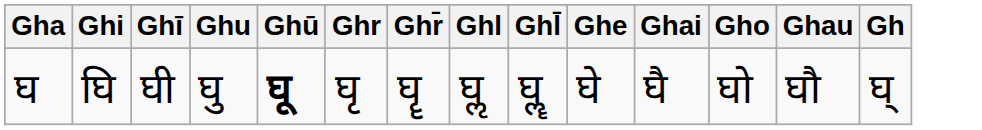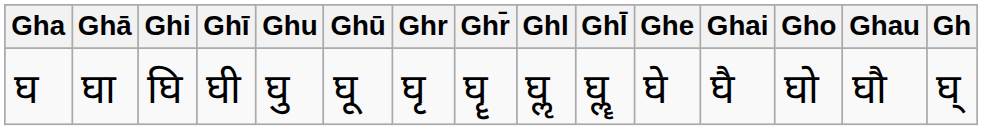+ column: (105, 26)
(279, 88) bold -> (345, 88) normal
